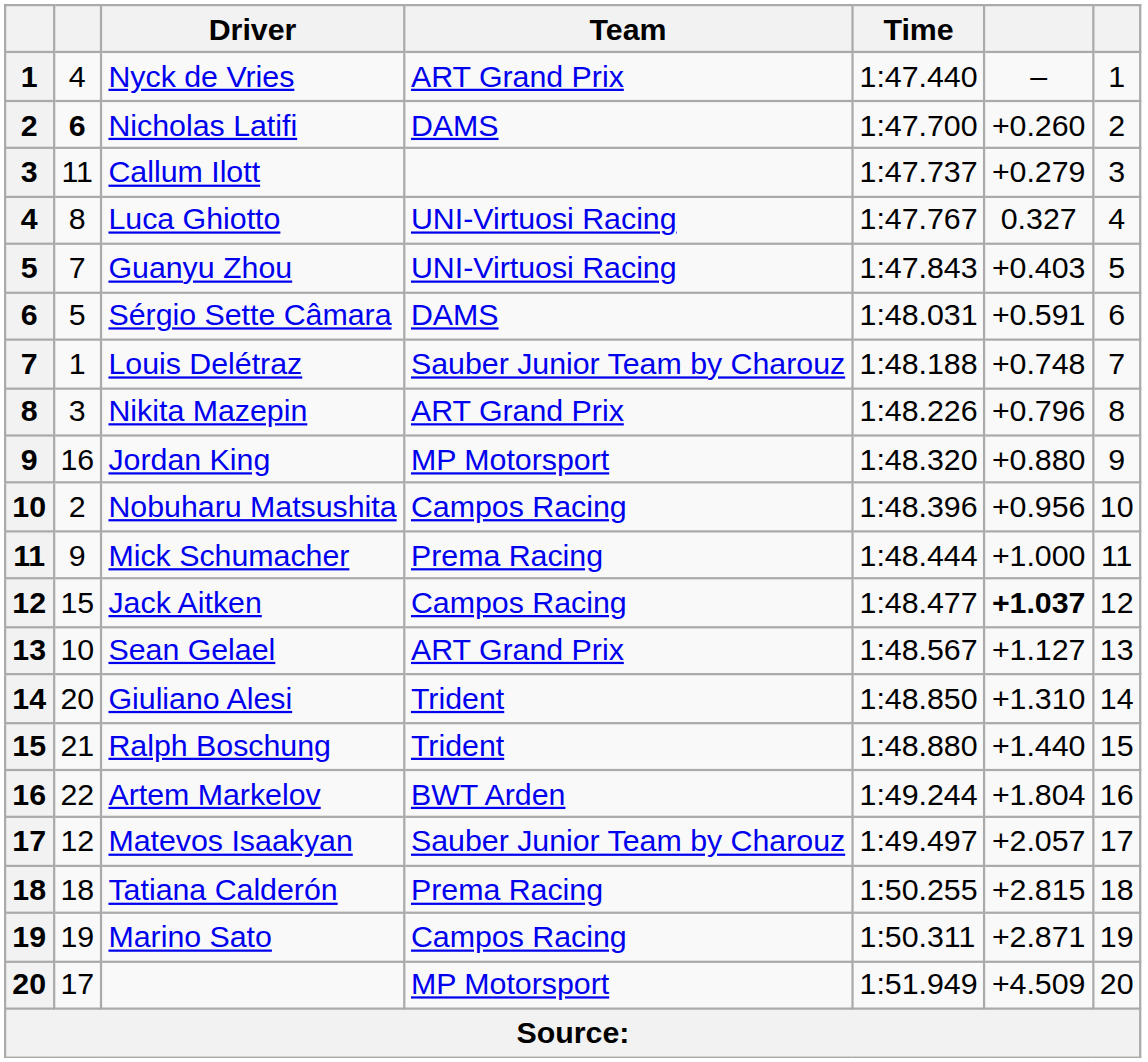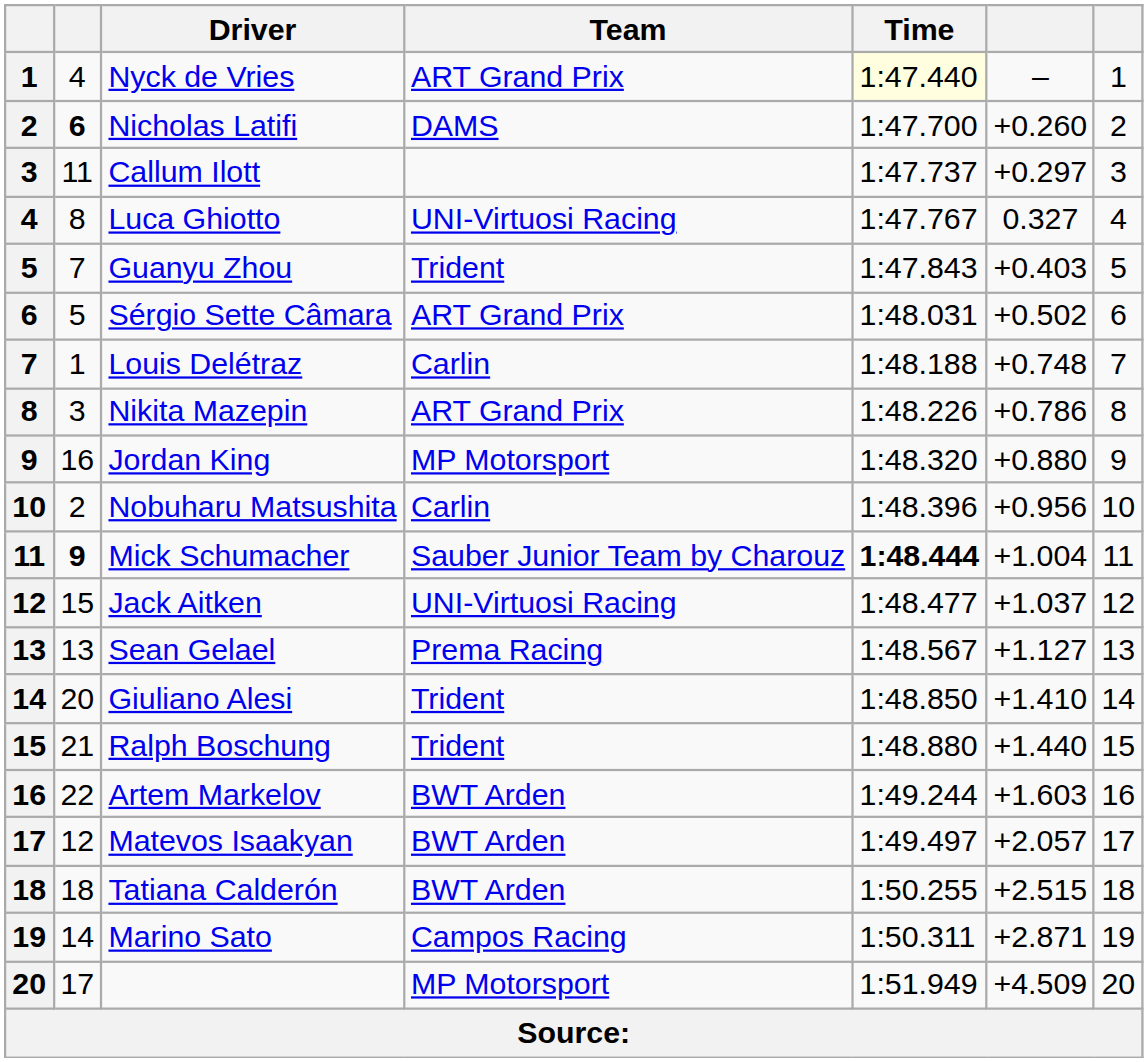(919, 76) no background -> (919, 76) lightyellow background
(1039, 172) +0.279 -> (1040, 172) +0.297
(544, 268) UNI-Virtuosi Racing -> (458, 268) Trident
(455, 315) DAMS -> (517, 315) ART Grand Prix
(1039, 315) +0.591 -> (1040, 315) +0.502
(628, 363) Sauber Junior Team by Charouz -> (451, 363) Carlin
(1039, 411) +0.796 -> (1040, 411) +0.786
(519, 507) Campos Racing -> (451, 507) Carlin
(77, 554) normal -> (77, 554) bold
(507, 554) Prema Racing -> (628, 554) Sauber Junior Team by Charouz
(919, 554) normal -> (919, 554) bold
(1039, 554) +1.000 -> (1040, 554) +1.004
(519, 602) Campos Racing -> (544, 602) UNI-Virtuosi Racing
(1039, 602) bold -> (1040, 602) normal
(77, 650) 10 -> (77, 650) 13
(517, 650) ART Grand Prix -> (507, 650) Prema Racing
(1039, 698) +1.310 -> (1040, 698) +1.410
(1039, 794) +1.804 -> (1040, 794) +1.603
(628, 841) Sauber Junior Team by Charouz -> (488, 841) BWT Arden
(507, 889) Prema Racing -> (488, 889) BWT Arden
(1039, 889) +2.815 -> (1040, 889) +2.515
(77, 937) 19 -> (77, 937) 14
